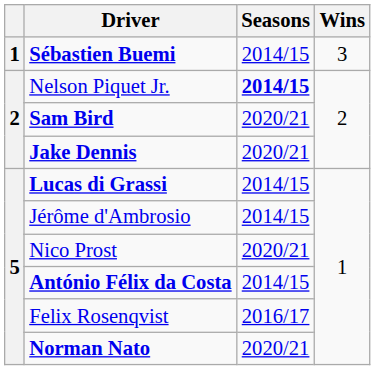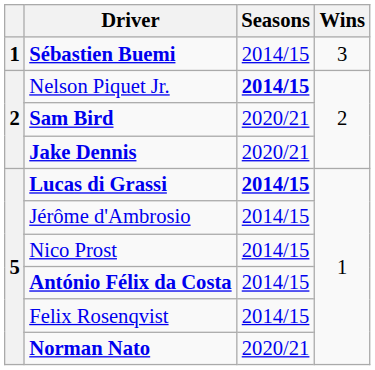(276, 184) normal -> (276, 184) bold
(276, 250) 2020/21 -> (276, 250) 2014/15
(276, 315) 2016/17 -> (276, 315) 2014/15
